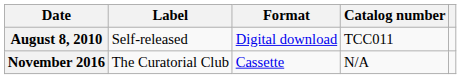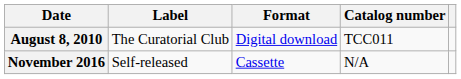(150, 39) Self-released -> (170, 39) The Curatorial Club
(170, 62) The Curatorial Club -> (150, 62) Self-released
